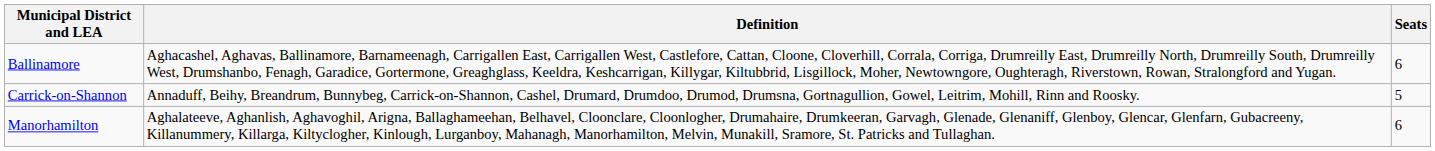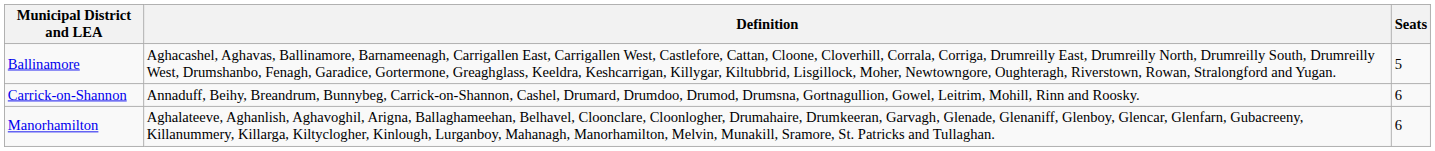(1398, 63) 6 -> (1398, 63) 5
(1398, 94) 5 -> (1398, 94) 6
